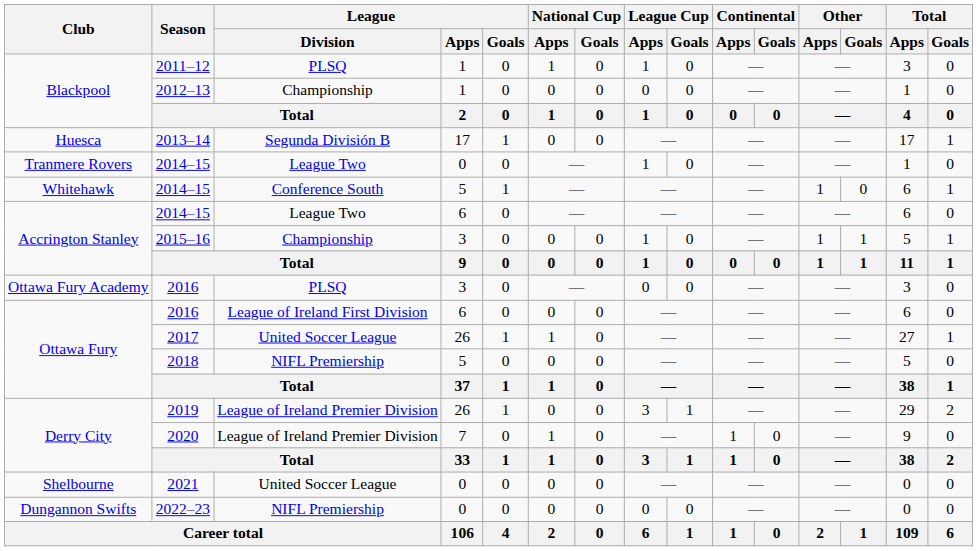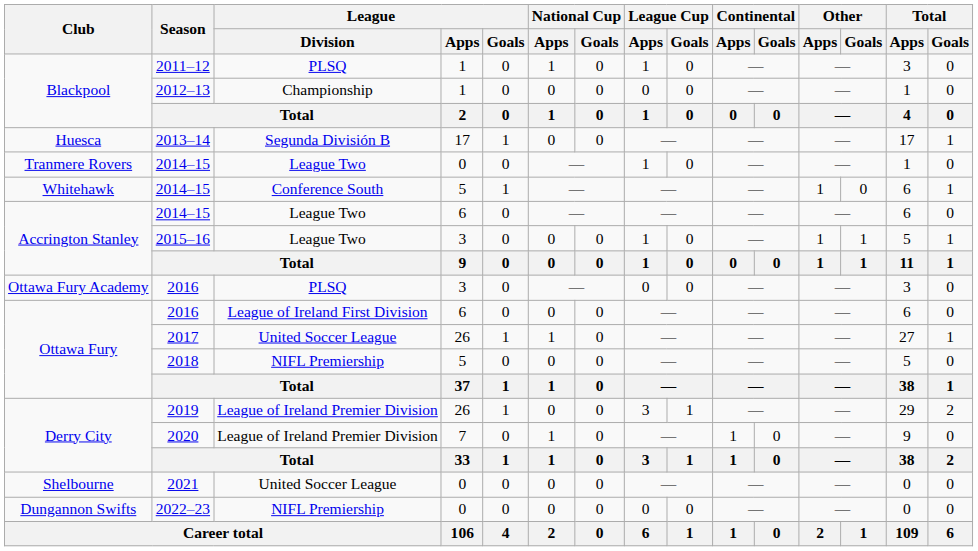(328, 238) Championship -> (328, 238) League Two
